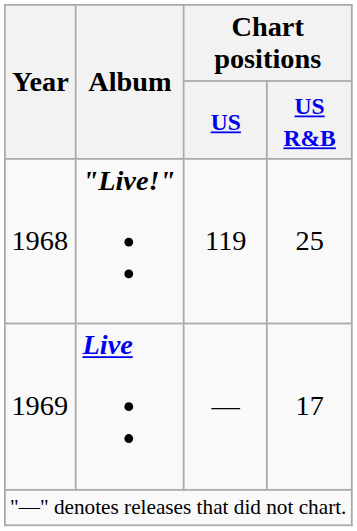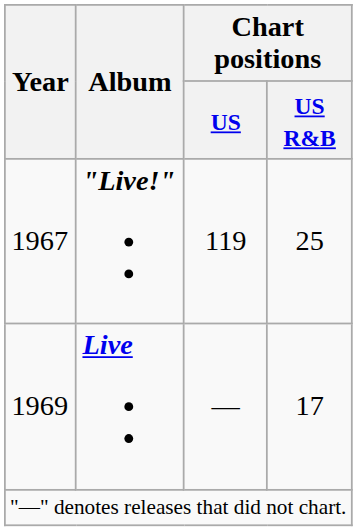(40, 240) 1968 -> (40, 240) 1967
